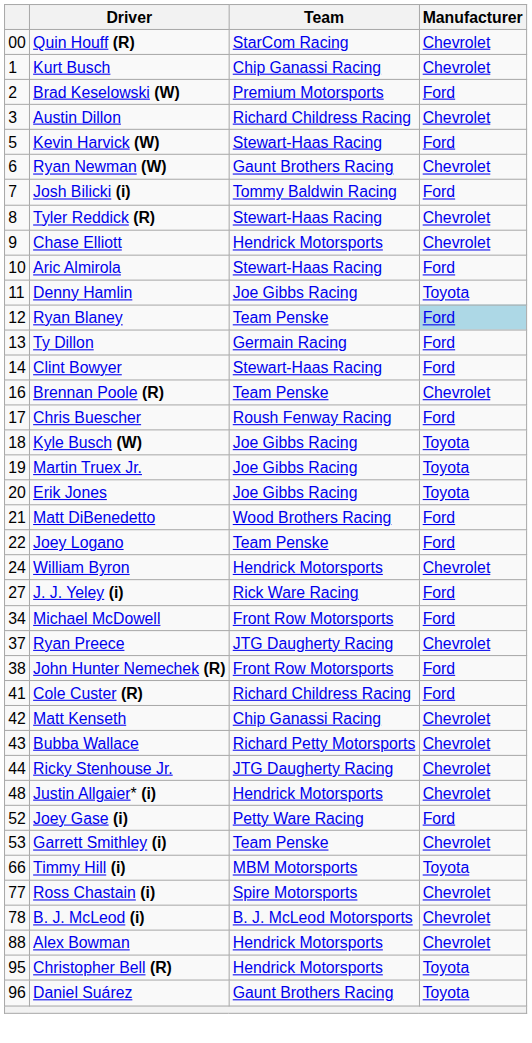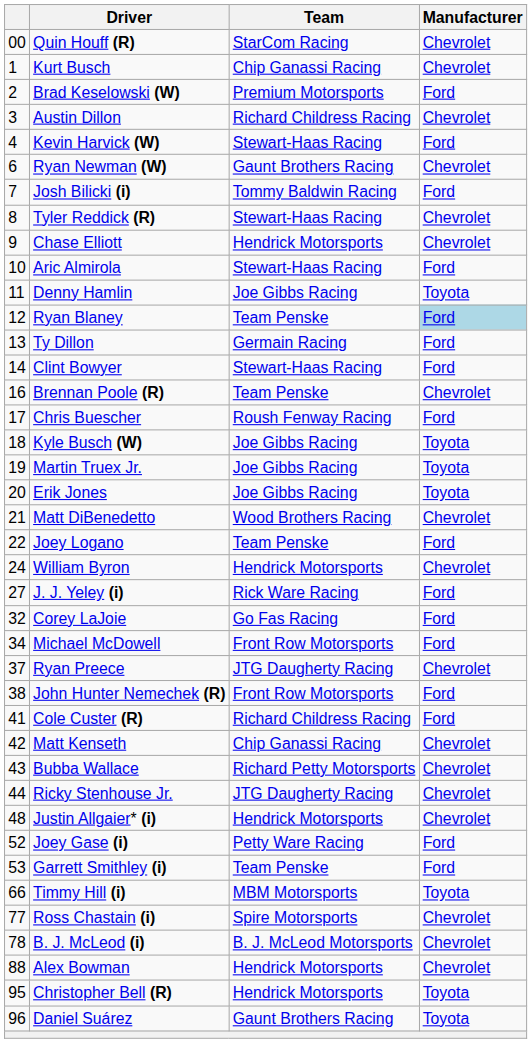(13, 142) 5 -> (13, 142) 4
(439, 518) Ford -> (456, 518) Chevrolet
+ row: (80, 618)
(456, 843) Chevrolet -> (439, 868) Ford
